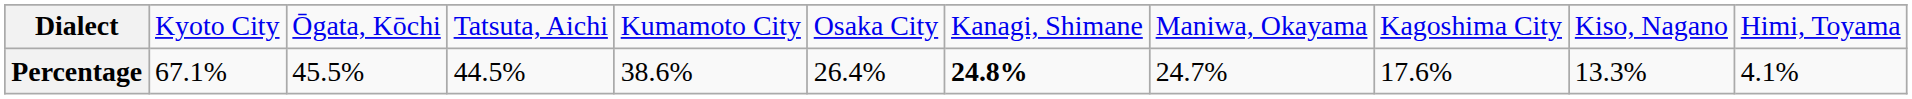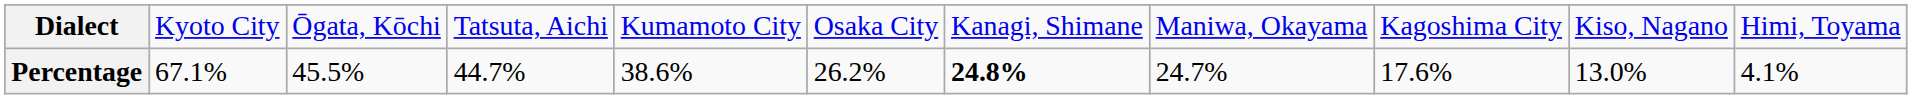(490, 70) 44.5% -> (490, 70) 44.7%
(850, 70) 26.4% -> (850, 70) 26.2%
(1611, 70) 13.3% -> (1611, 70) 13.0%
